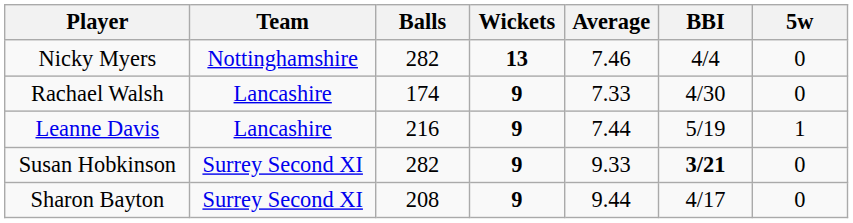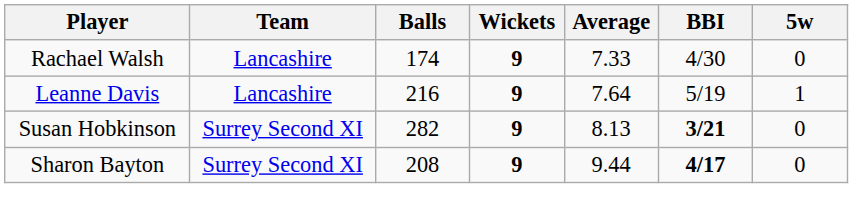- row: (97, 57)
(611, 128) 7.44 -> (611, 93) 7.64
(611, 164) 9.33 -> (611, 128) 8.13
(705, 199) normal -> (705, 164) bold
